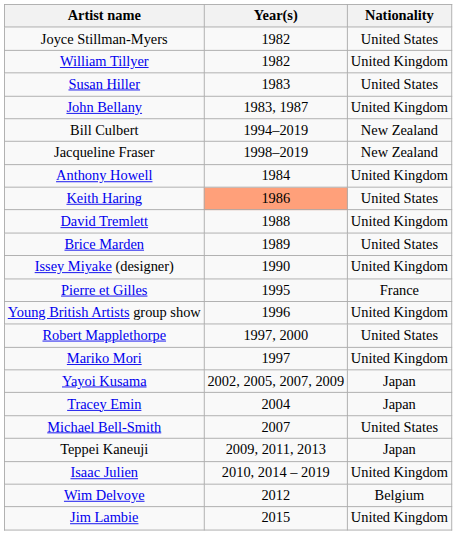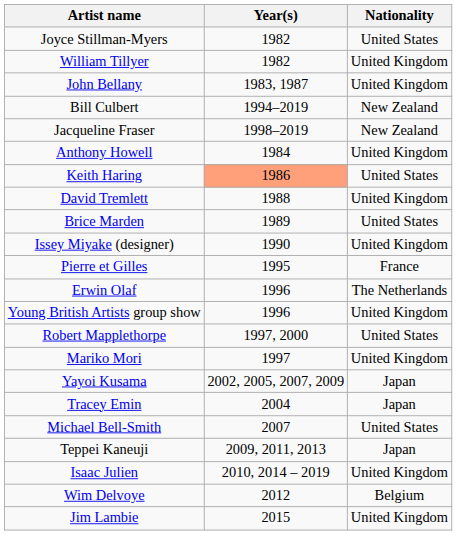- row: (104, 84)
+ row: (104, 289)
